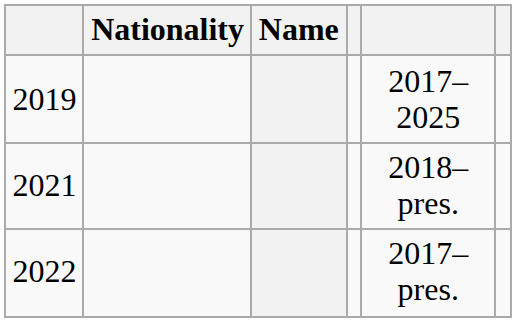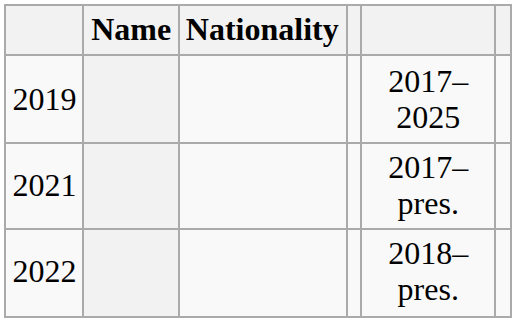columns swapped: (299, 29) <-> (168, 29)
(428, 185) 2018–pres. -> (428, 185) 2017–pres.
(428, 272) 2017–pres. -> (428, 272) 2018–pres.
